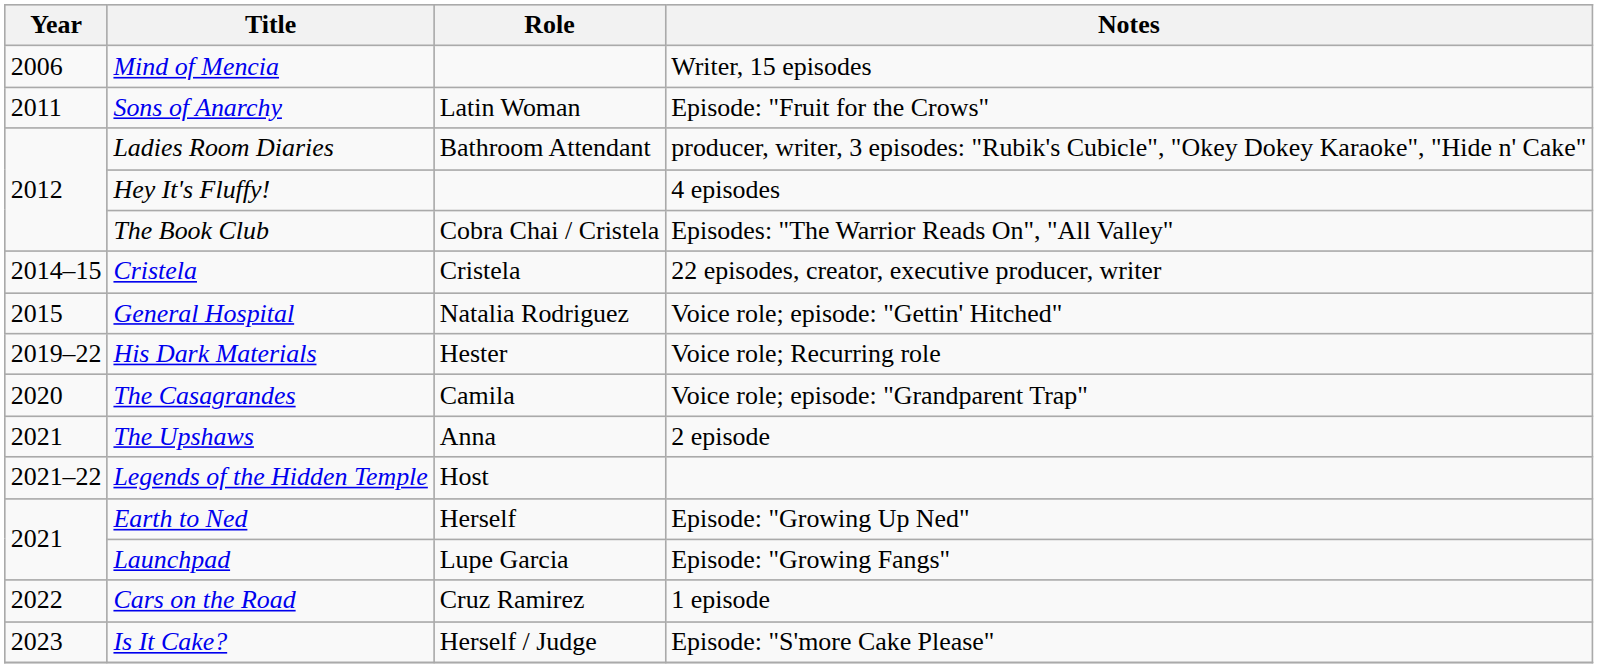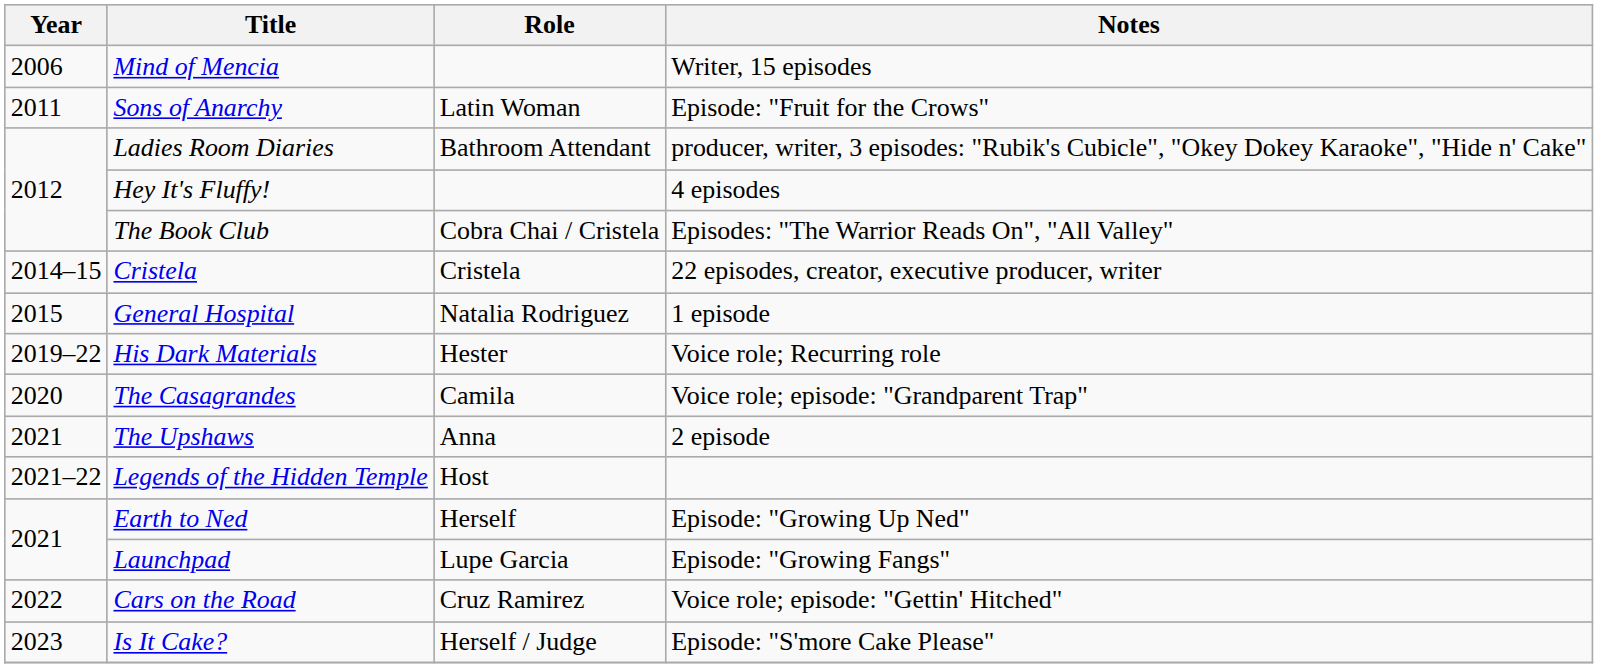(867, 312) Voice role; episode: "Gettin' Hitched" -> (721, 312) 1 episode
(721, 600) 1 episode -> (867, 600) Voice role; episode: "Gettin' Hitched"
